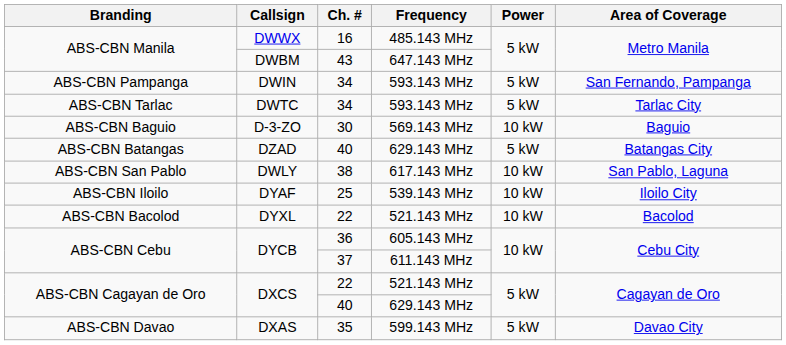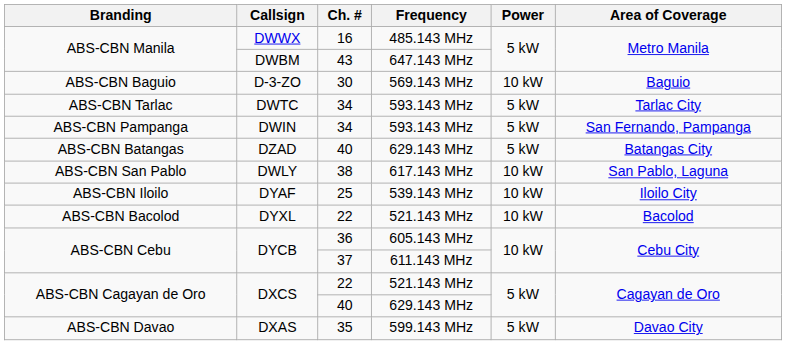rows swapped: (277, 127) <-> (277, 82)
